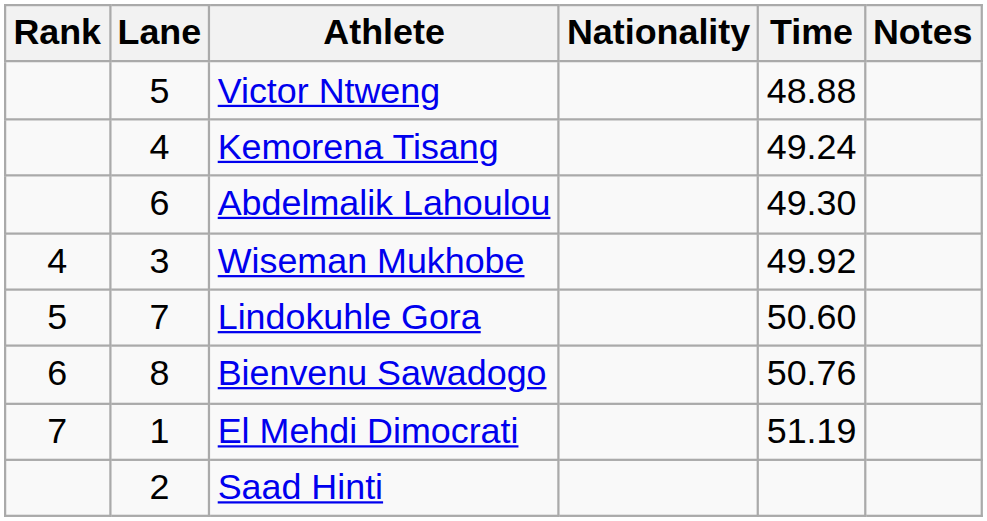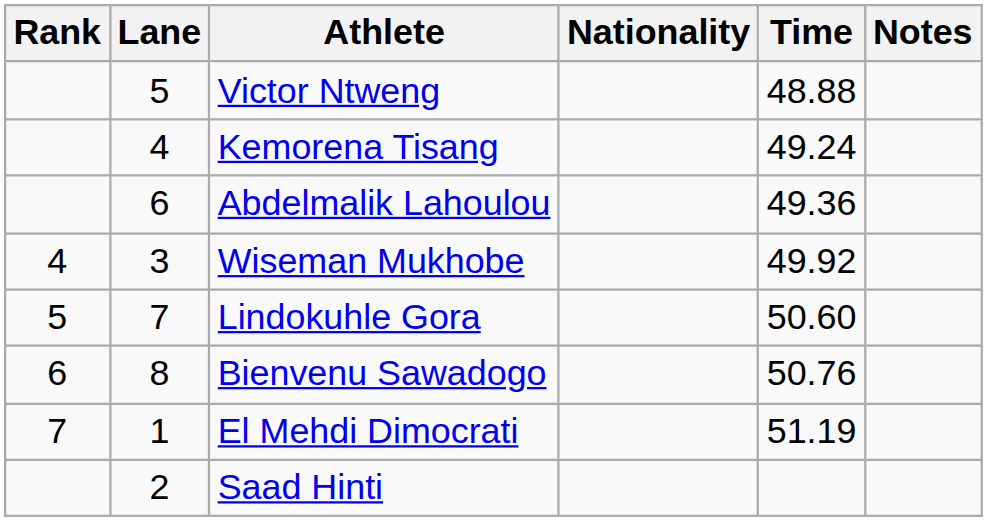(812, 203) 49.30 -> (812, 203) 49.36
